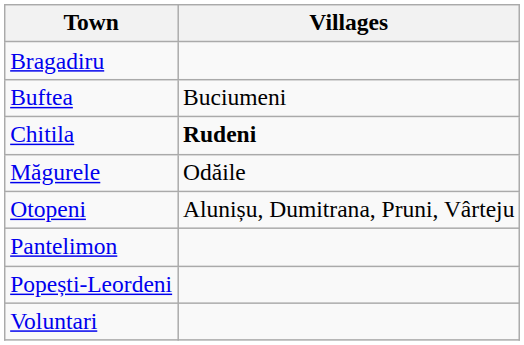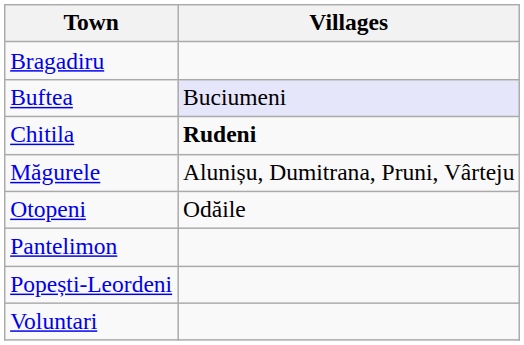(235, 97) no background -> (235, 97) lavender background
(214, 172) Odăile -> (349, 172) Alunișu, Dumitrana, Pruni, Vârteju
(349, 209) Alunișu, Dumitrana, Pruni, Vârteju -> (214, 209) Odăile
